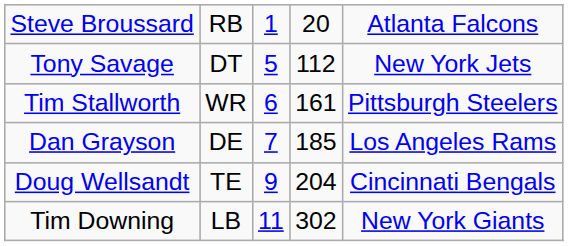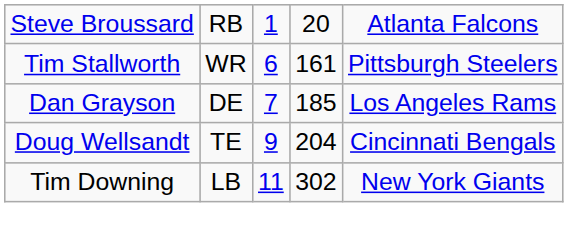- row: (102, 63)
